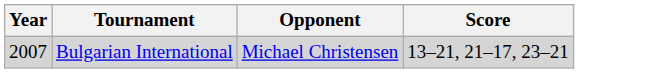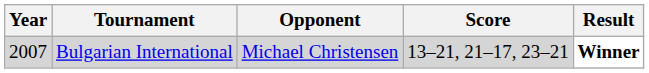+ column: (609, 20)
